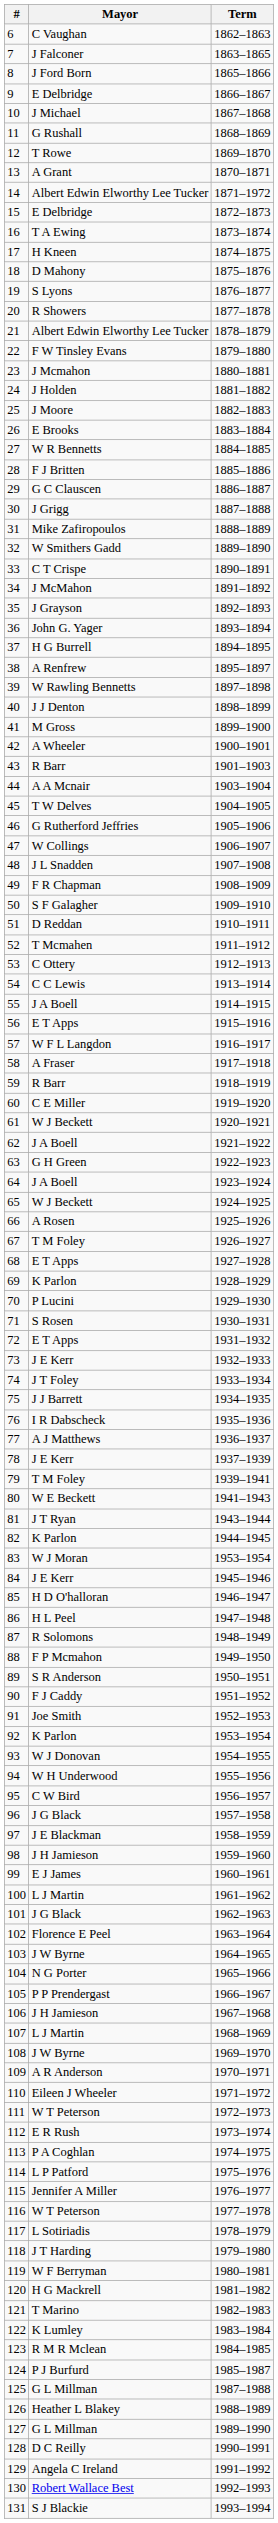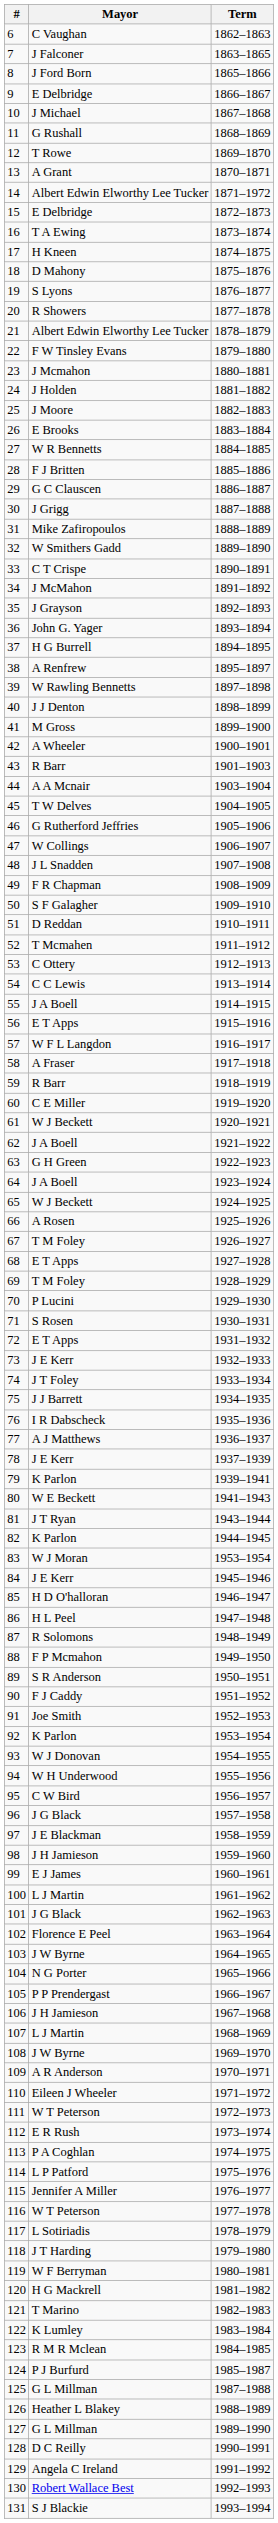(54, 1281) K Parlon -> (58, 1281) T M Foley
(58, 1479) T M Foley -> (54, 1479) K Parlon
